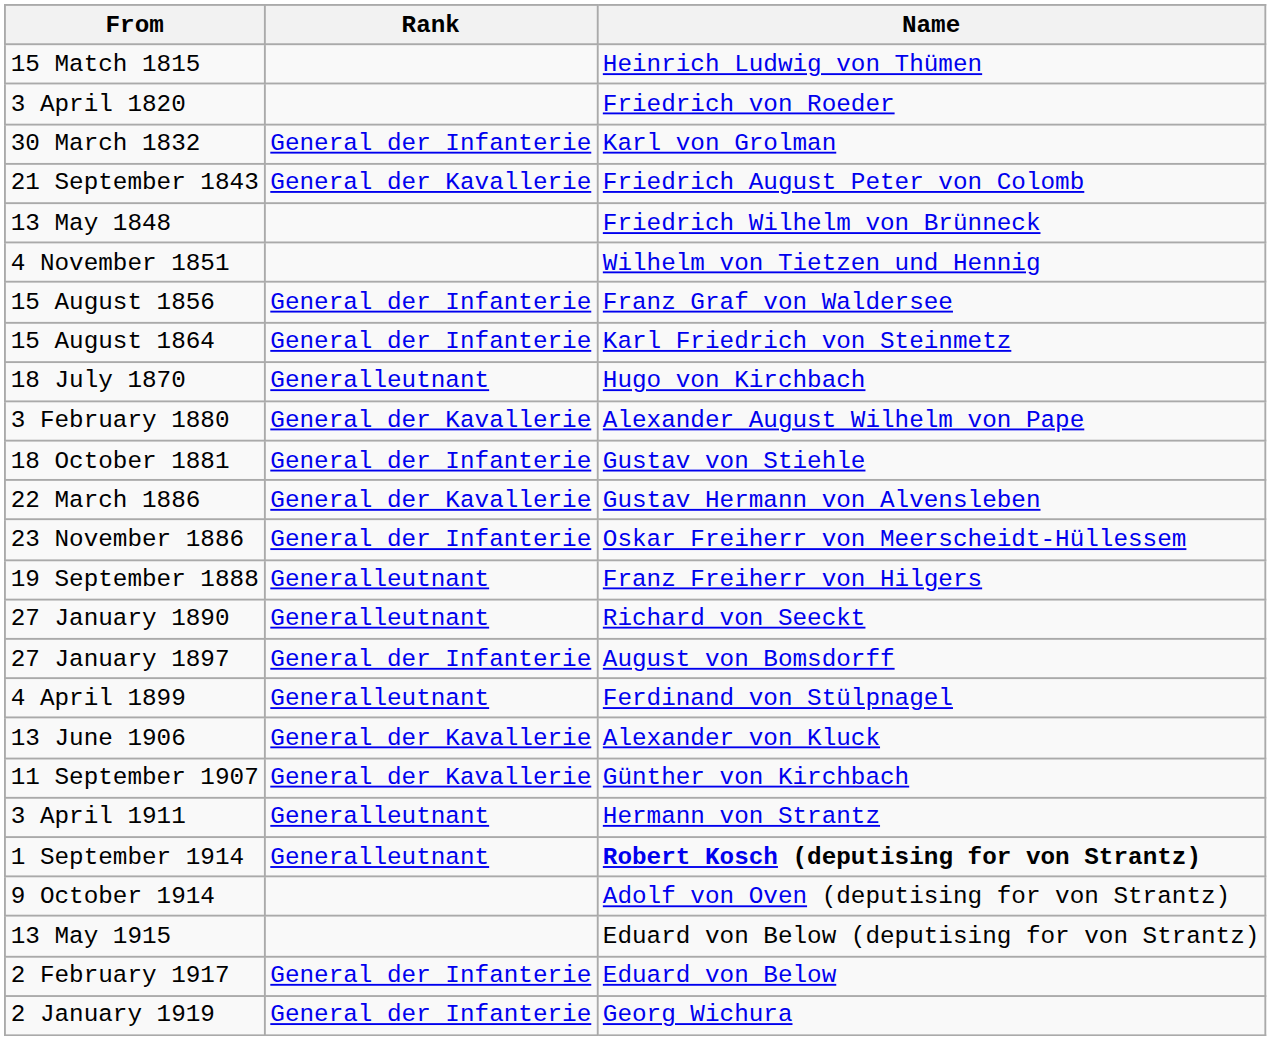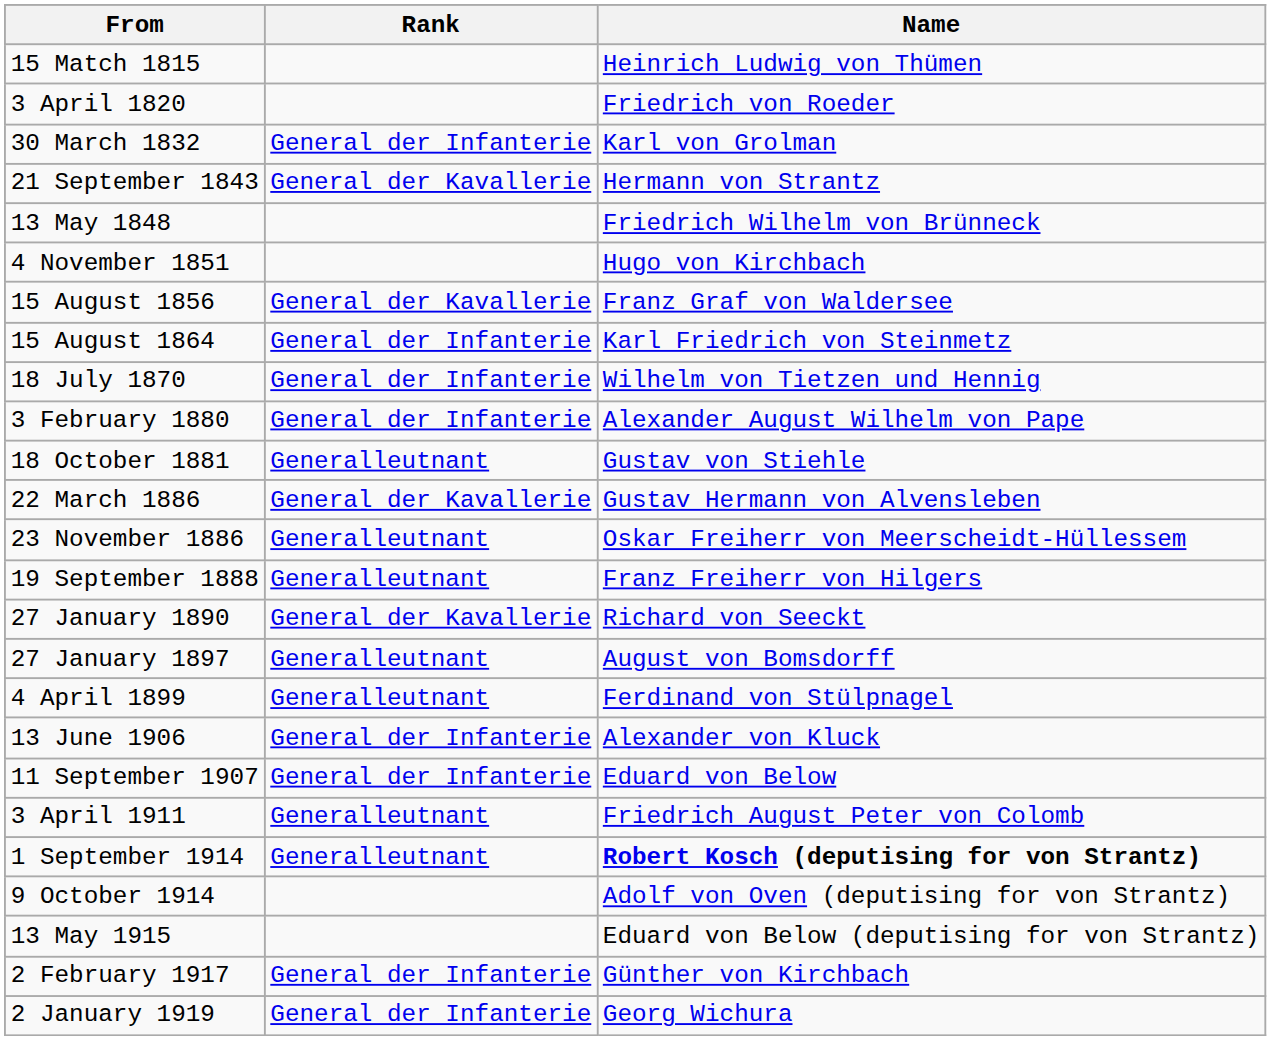(844, 183) Friedrich August Peter von Colomb -> (741, 183) Hermann von Strantz
(822, 262) Wilhelm von Tietzen und Hennig -> (734, 262) Hugo von Kirchbach
(431, 302) General der Infanterie -> (431, 302) General der Kavallerie
(380, 381) Generalleutnant -> (431, 381) General der Infanterie
(734, 381) Hugo von Kirchbach -> (822, 381) Wilhelm von Tietzen und Hennig
(431, 421) General der Kavallerie -> (431, 421) General der Infanterie
(431, 461) General der Infanterie -> (380, 461) Generalleutnant
(431, 540) General der Infanterie -> (380, 540) Generalleutnant
(380, 619) Generalleutnant -> (431, 619) General der Kavallerie
(431, 659) General der Infanterie -> (380, 659) Generalleutnant
(431, 738) General der Kavallerie -> (431, 738) General der Infanterie
(431, 778) General der Kavallerie -> (431, 778) General der Infanterie
(756, 778) Günther von Kirchbach -> (720, 778) Eduard von Below
(741, 817) Hermann von Strantz -> (844, 817) Friedrich August Peter von Colomb
(720, 976) Eduard von Below -> (756, 976) Günther von Kirchbach
